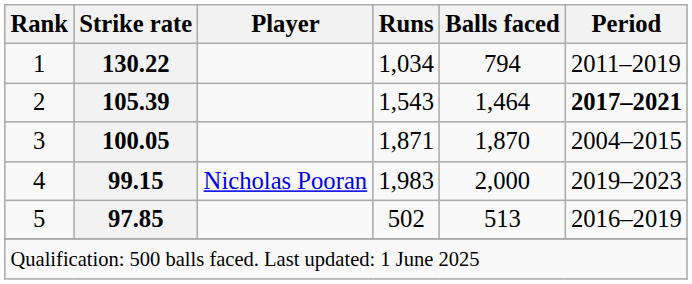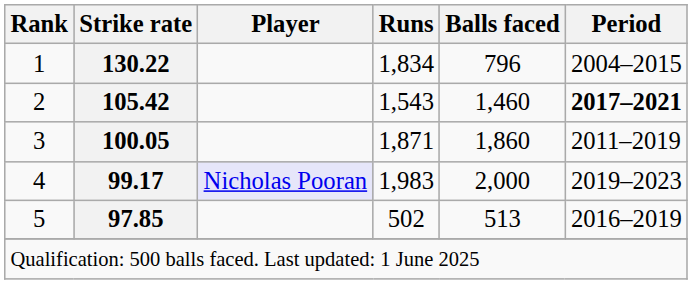(406, 63) 1,034 -> (406, 63) 1,834
(502, 63) 794 -> (502, 63) 796
(626, 63) 2011–2019 -> (626, 63) 2004–2015
(136, 102) 105.39 -> (136, 102) 105.42
(502, 102) 1,464 -> (502, 102) 1,460
(502, 141) 1,870 -> (502, 141) 1,860
(626, 141) 2004–2015 -> (626, 141) 2011–2019
(136, 180) 99.15 -> (136, 180) 99.17
(285, 180) no background -> (285, 180) lavender background
